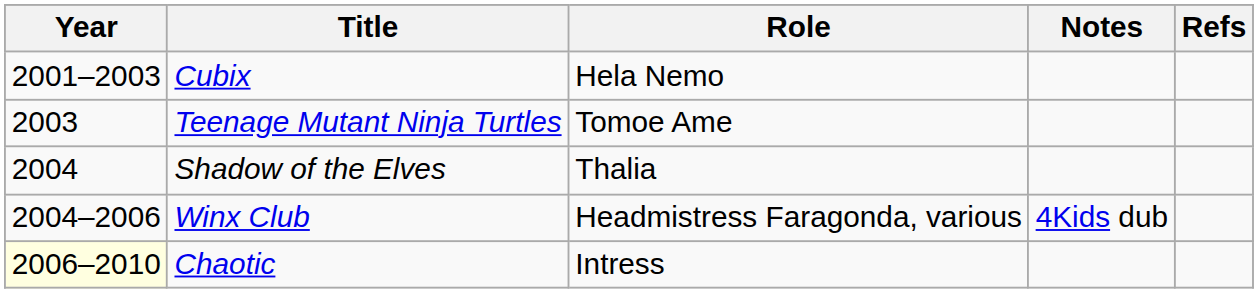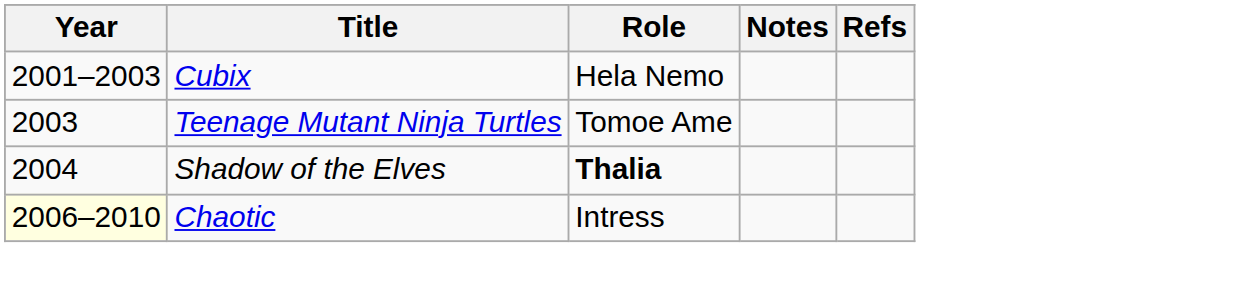(616, 169) normal -> (618, 169) bold
- row: (242, 216)
